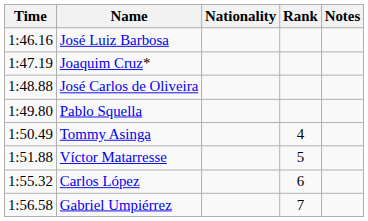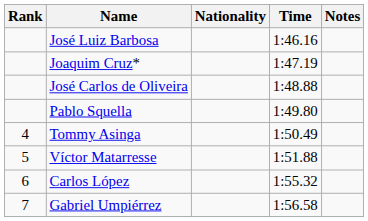columns swapped: (300, 16) <-> (30, 16)
